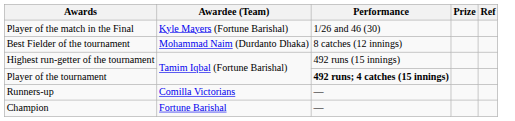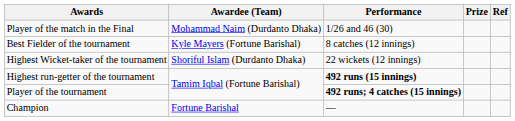(224, 28) Kyle Mayers (Fortune Barishal) -> (246, 28) Mohammad Naim (Durdanto Dhaka)
(234, 44) Mohammad Naim (Durdanto Dhaka) -> (236, 44) Kyle Mayers (Fortune Barishal)
+ row: (87, 60)
(357, 60) normal -> (371, 76) bold
- row: (30, 92)
